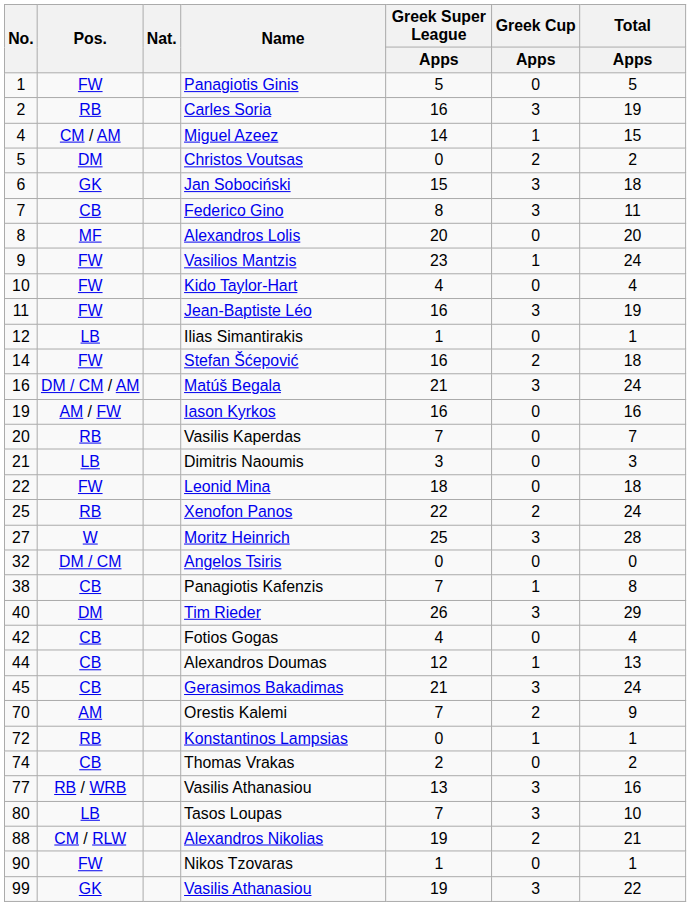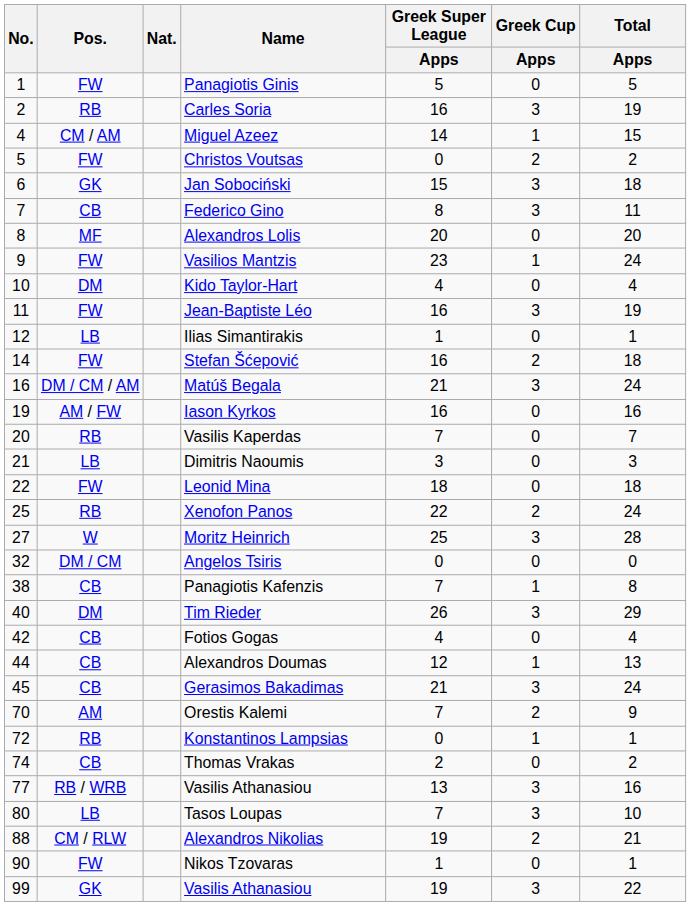(90, 160) DM -> (90, 160) FW
(90, 286) FW -> (90, 286) DM
